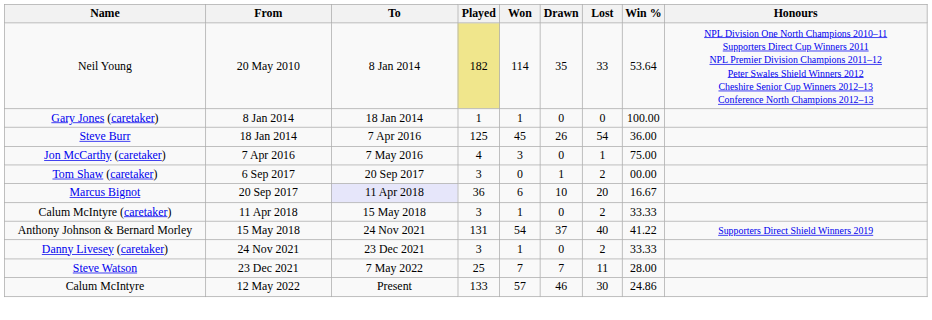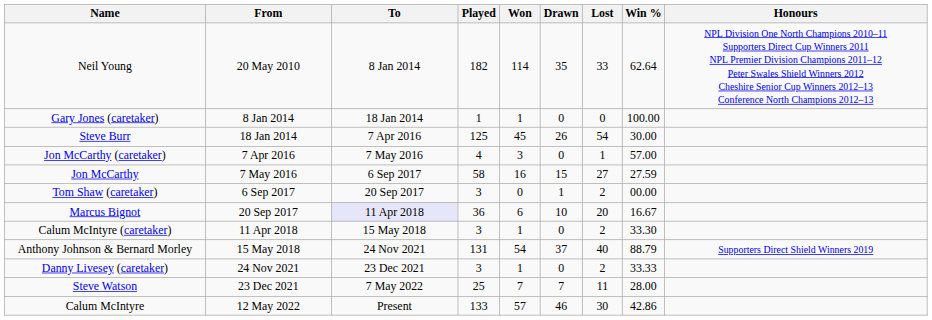(479, 65) khaki background -> (479, 65) no background
(643, 65) 53.64 -> (643, 65) 62.64
(643, 136) 36.00 -> (643, 136) 30.00
(643, 155) 75.00 -> (643, 155) 57.00
+ row: (105, 174)
(643, 211) 33.33 -> (643, 230) 33.30
(643, 230) 41.22 -> (643, 249) 88.79
(643, 287) 24.86 -> (643, 305) 42.86
